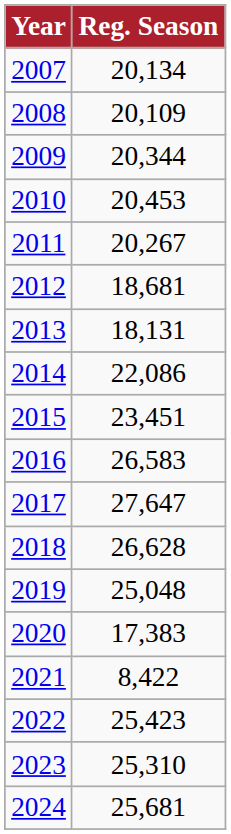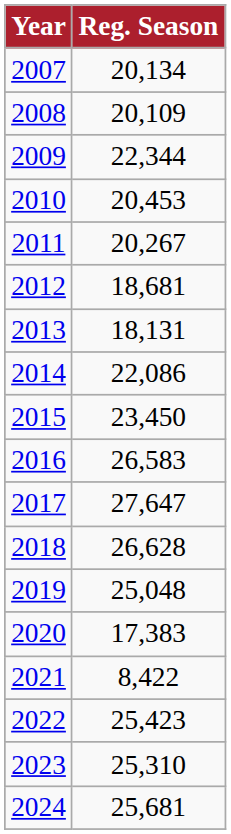(148, 156) 20,344 -> (148, 156) 22,344
(148, 416) 23,451 -> (148, 416) 23,450
